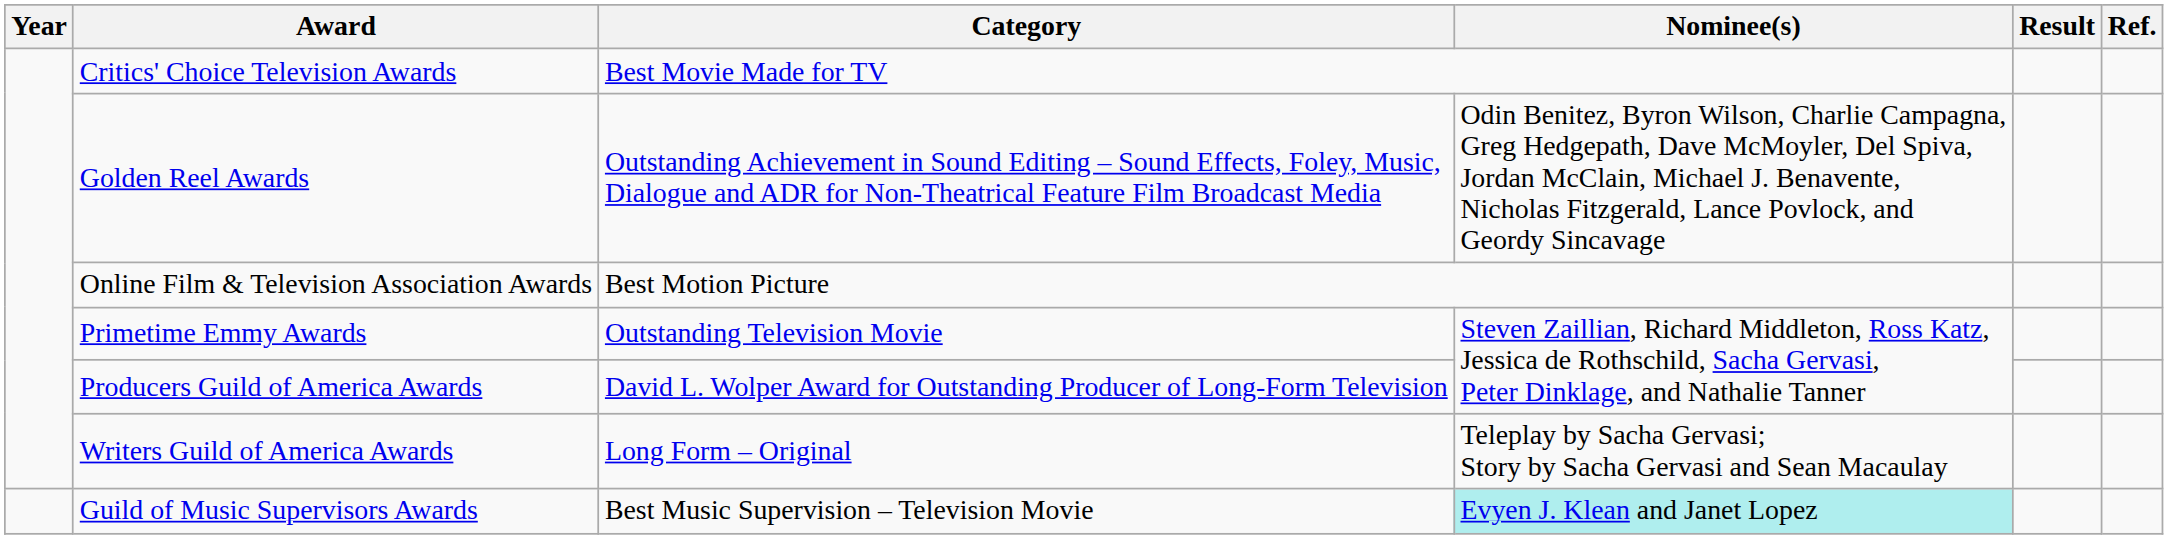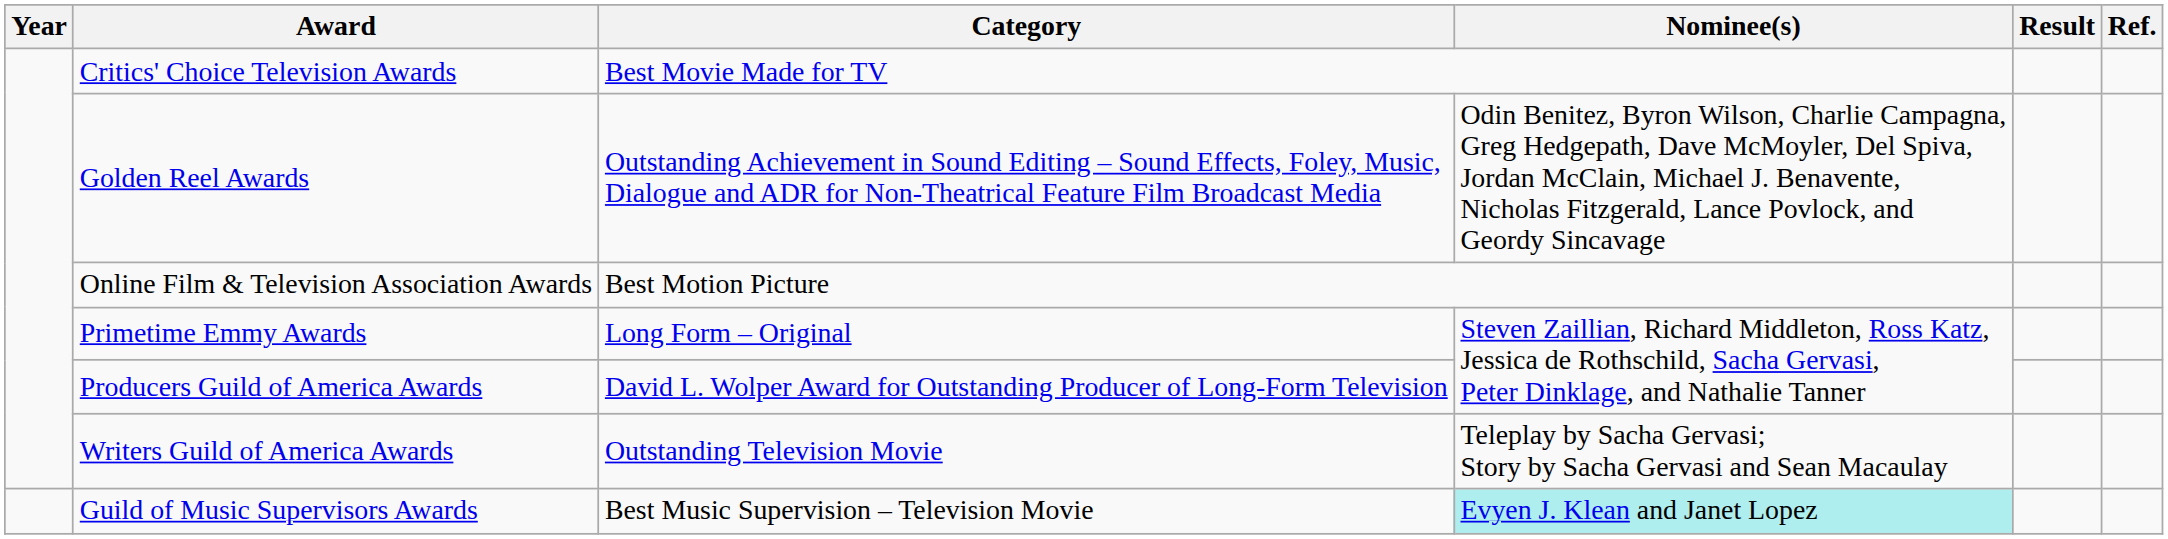(774, 333) Outstanding Television Movie -> (728, 333) Long Form – Original
(728, 450) Long Form – Original -> (774, 450) Outstanding Television Movie
